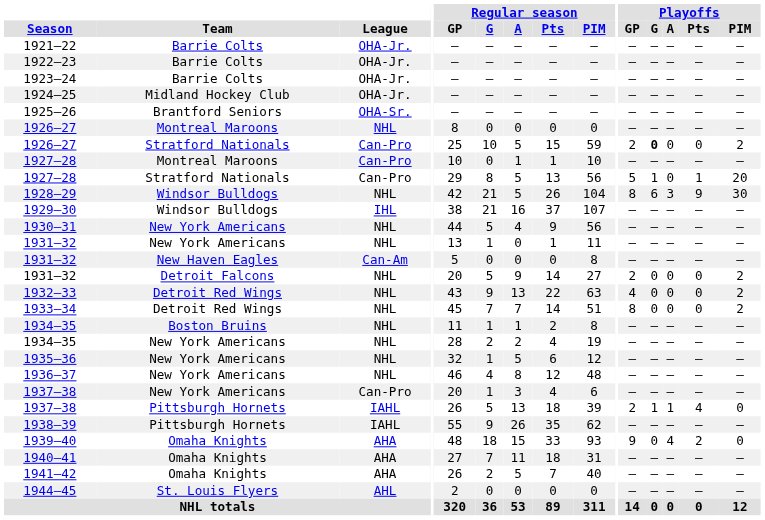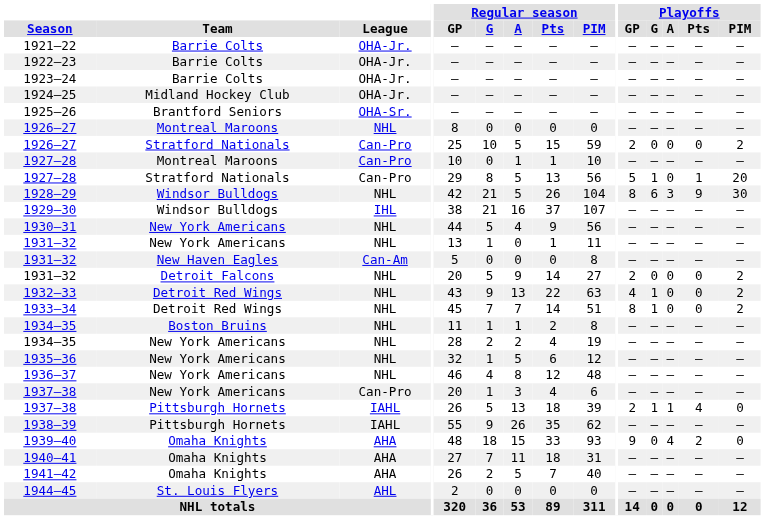(654, 144) bold -> (654, 144) normal
(654, 293) 0 -> (654, 293) 1
(654, 309) 0 -> (654, 309) 1
